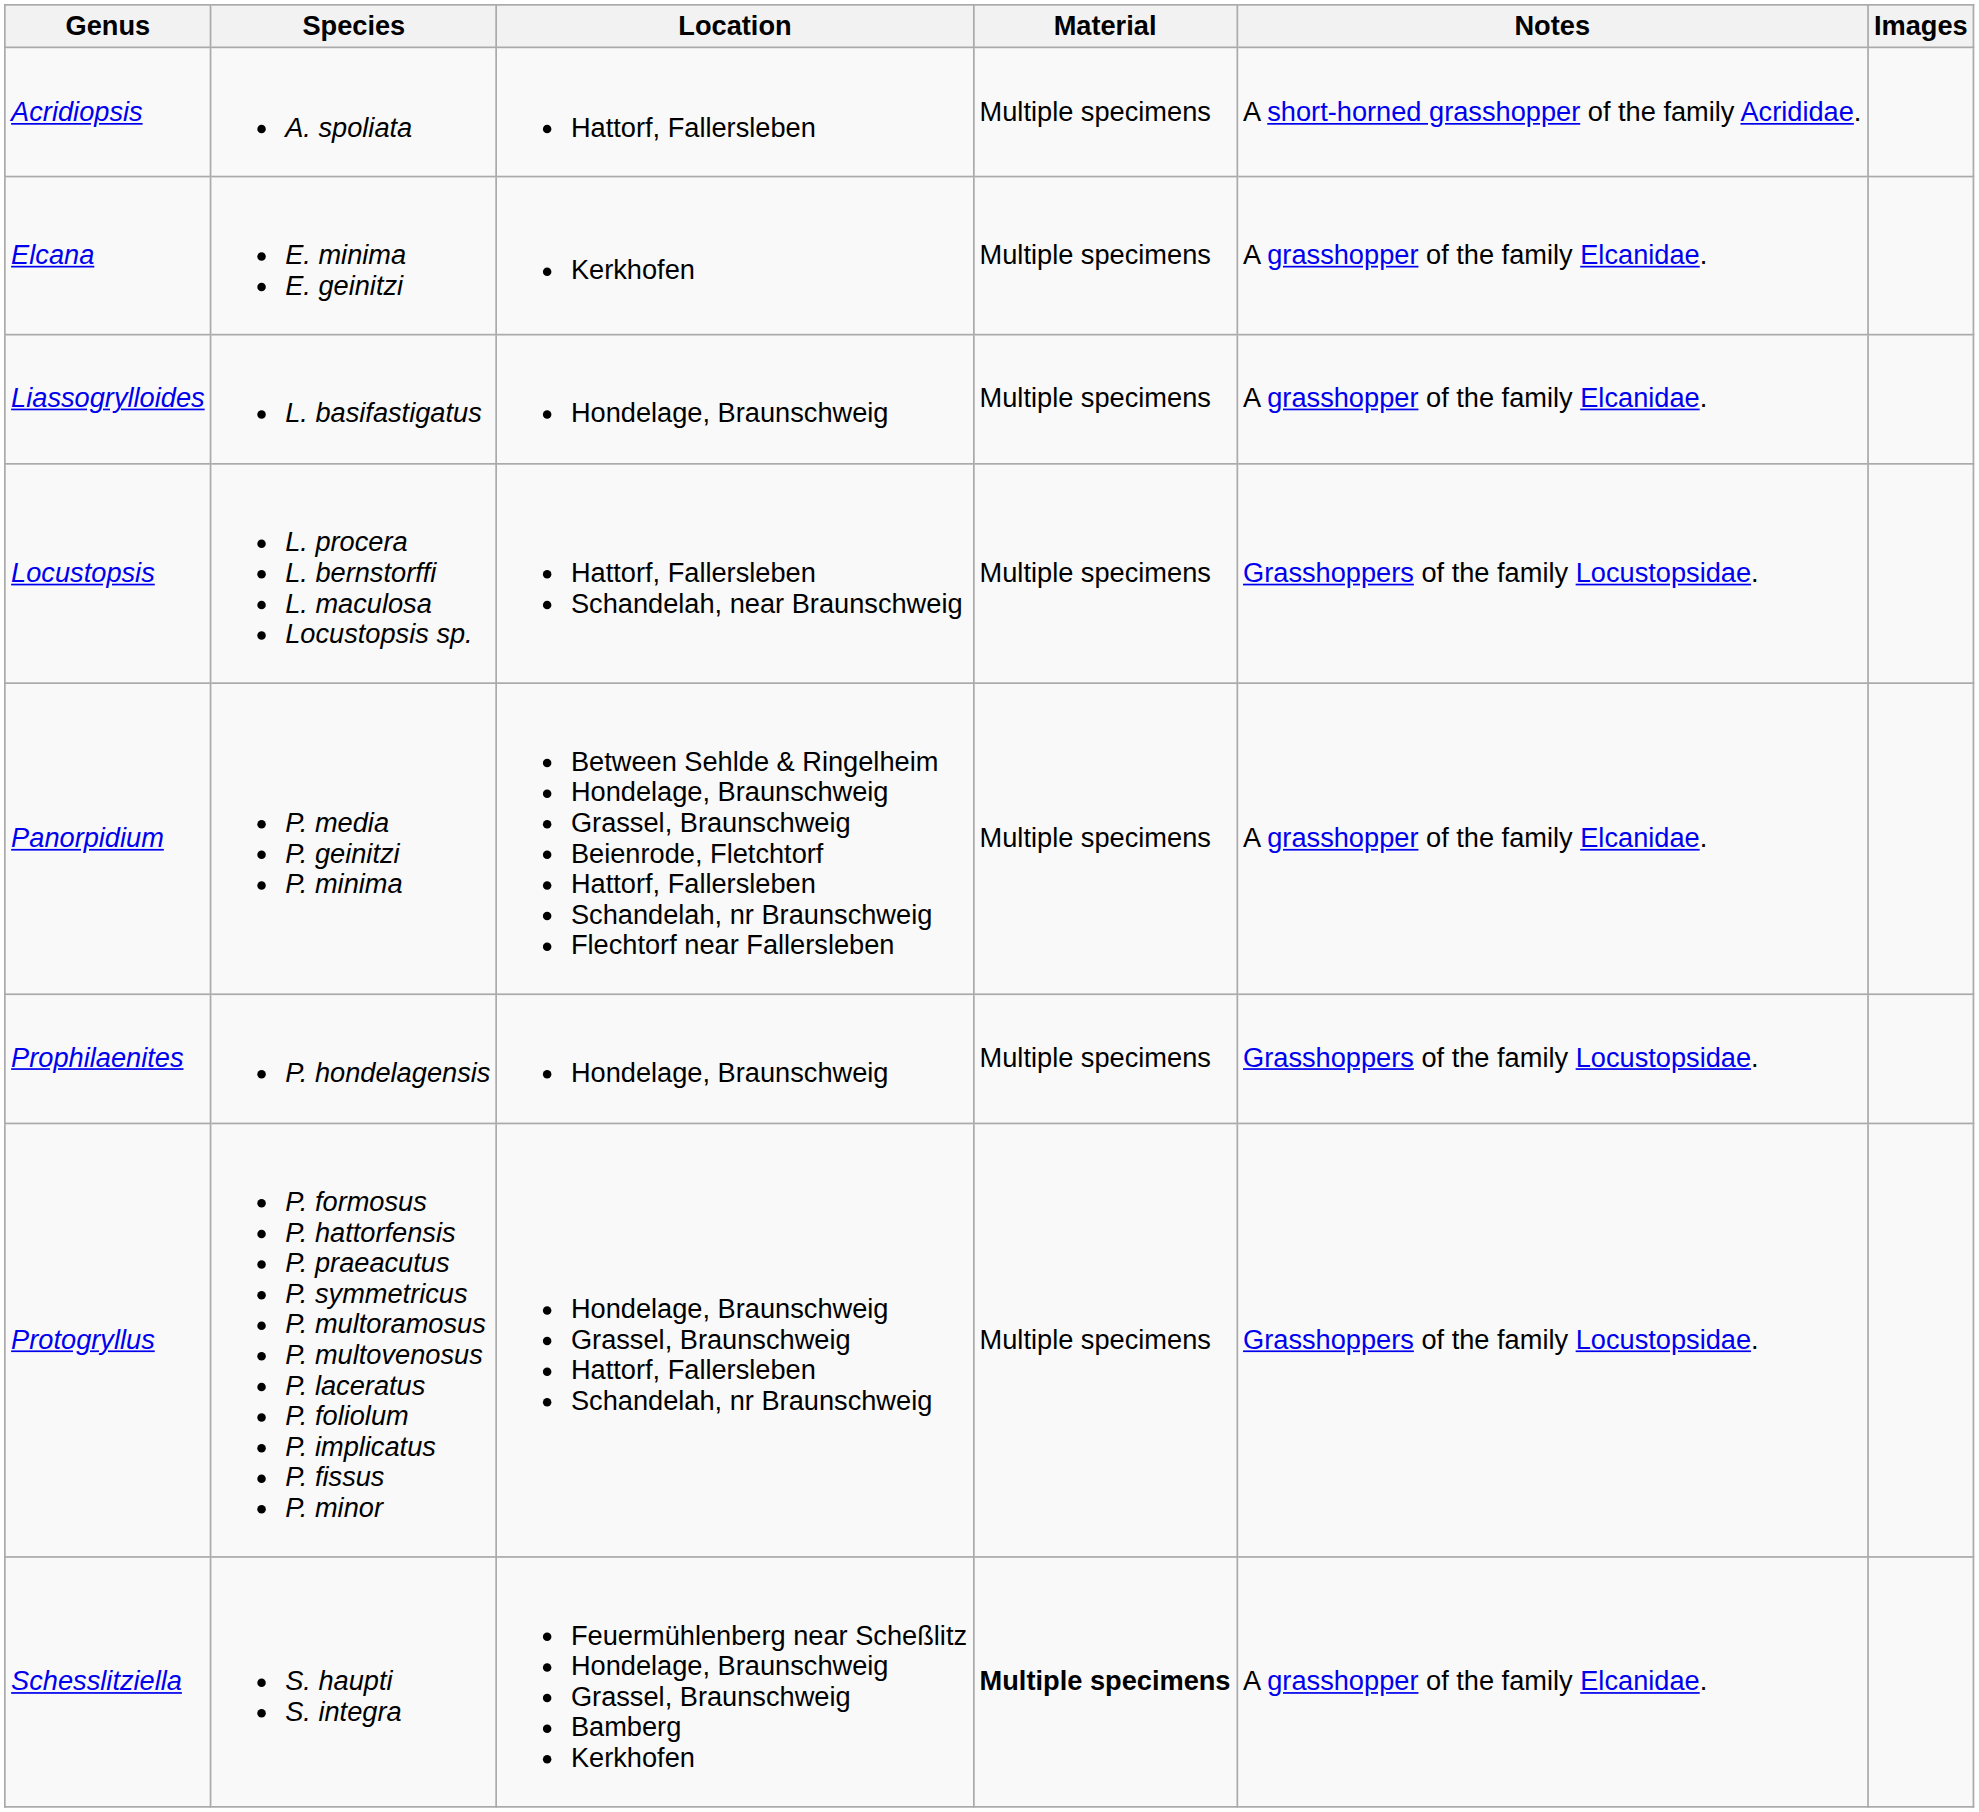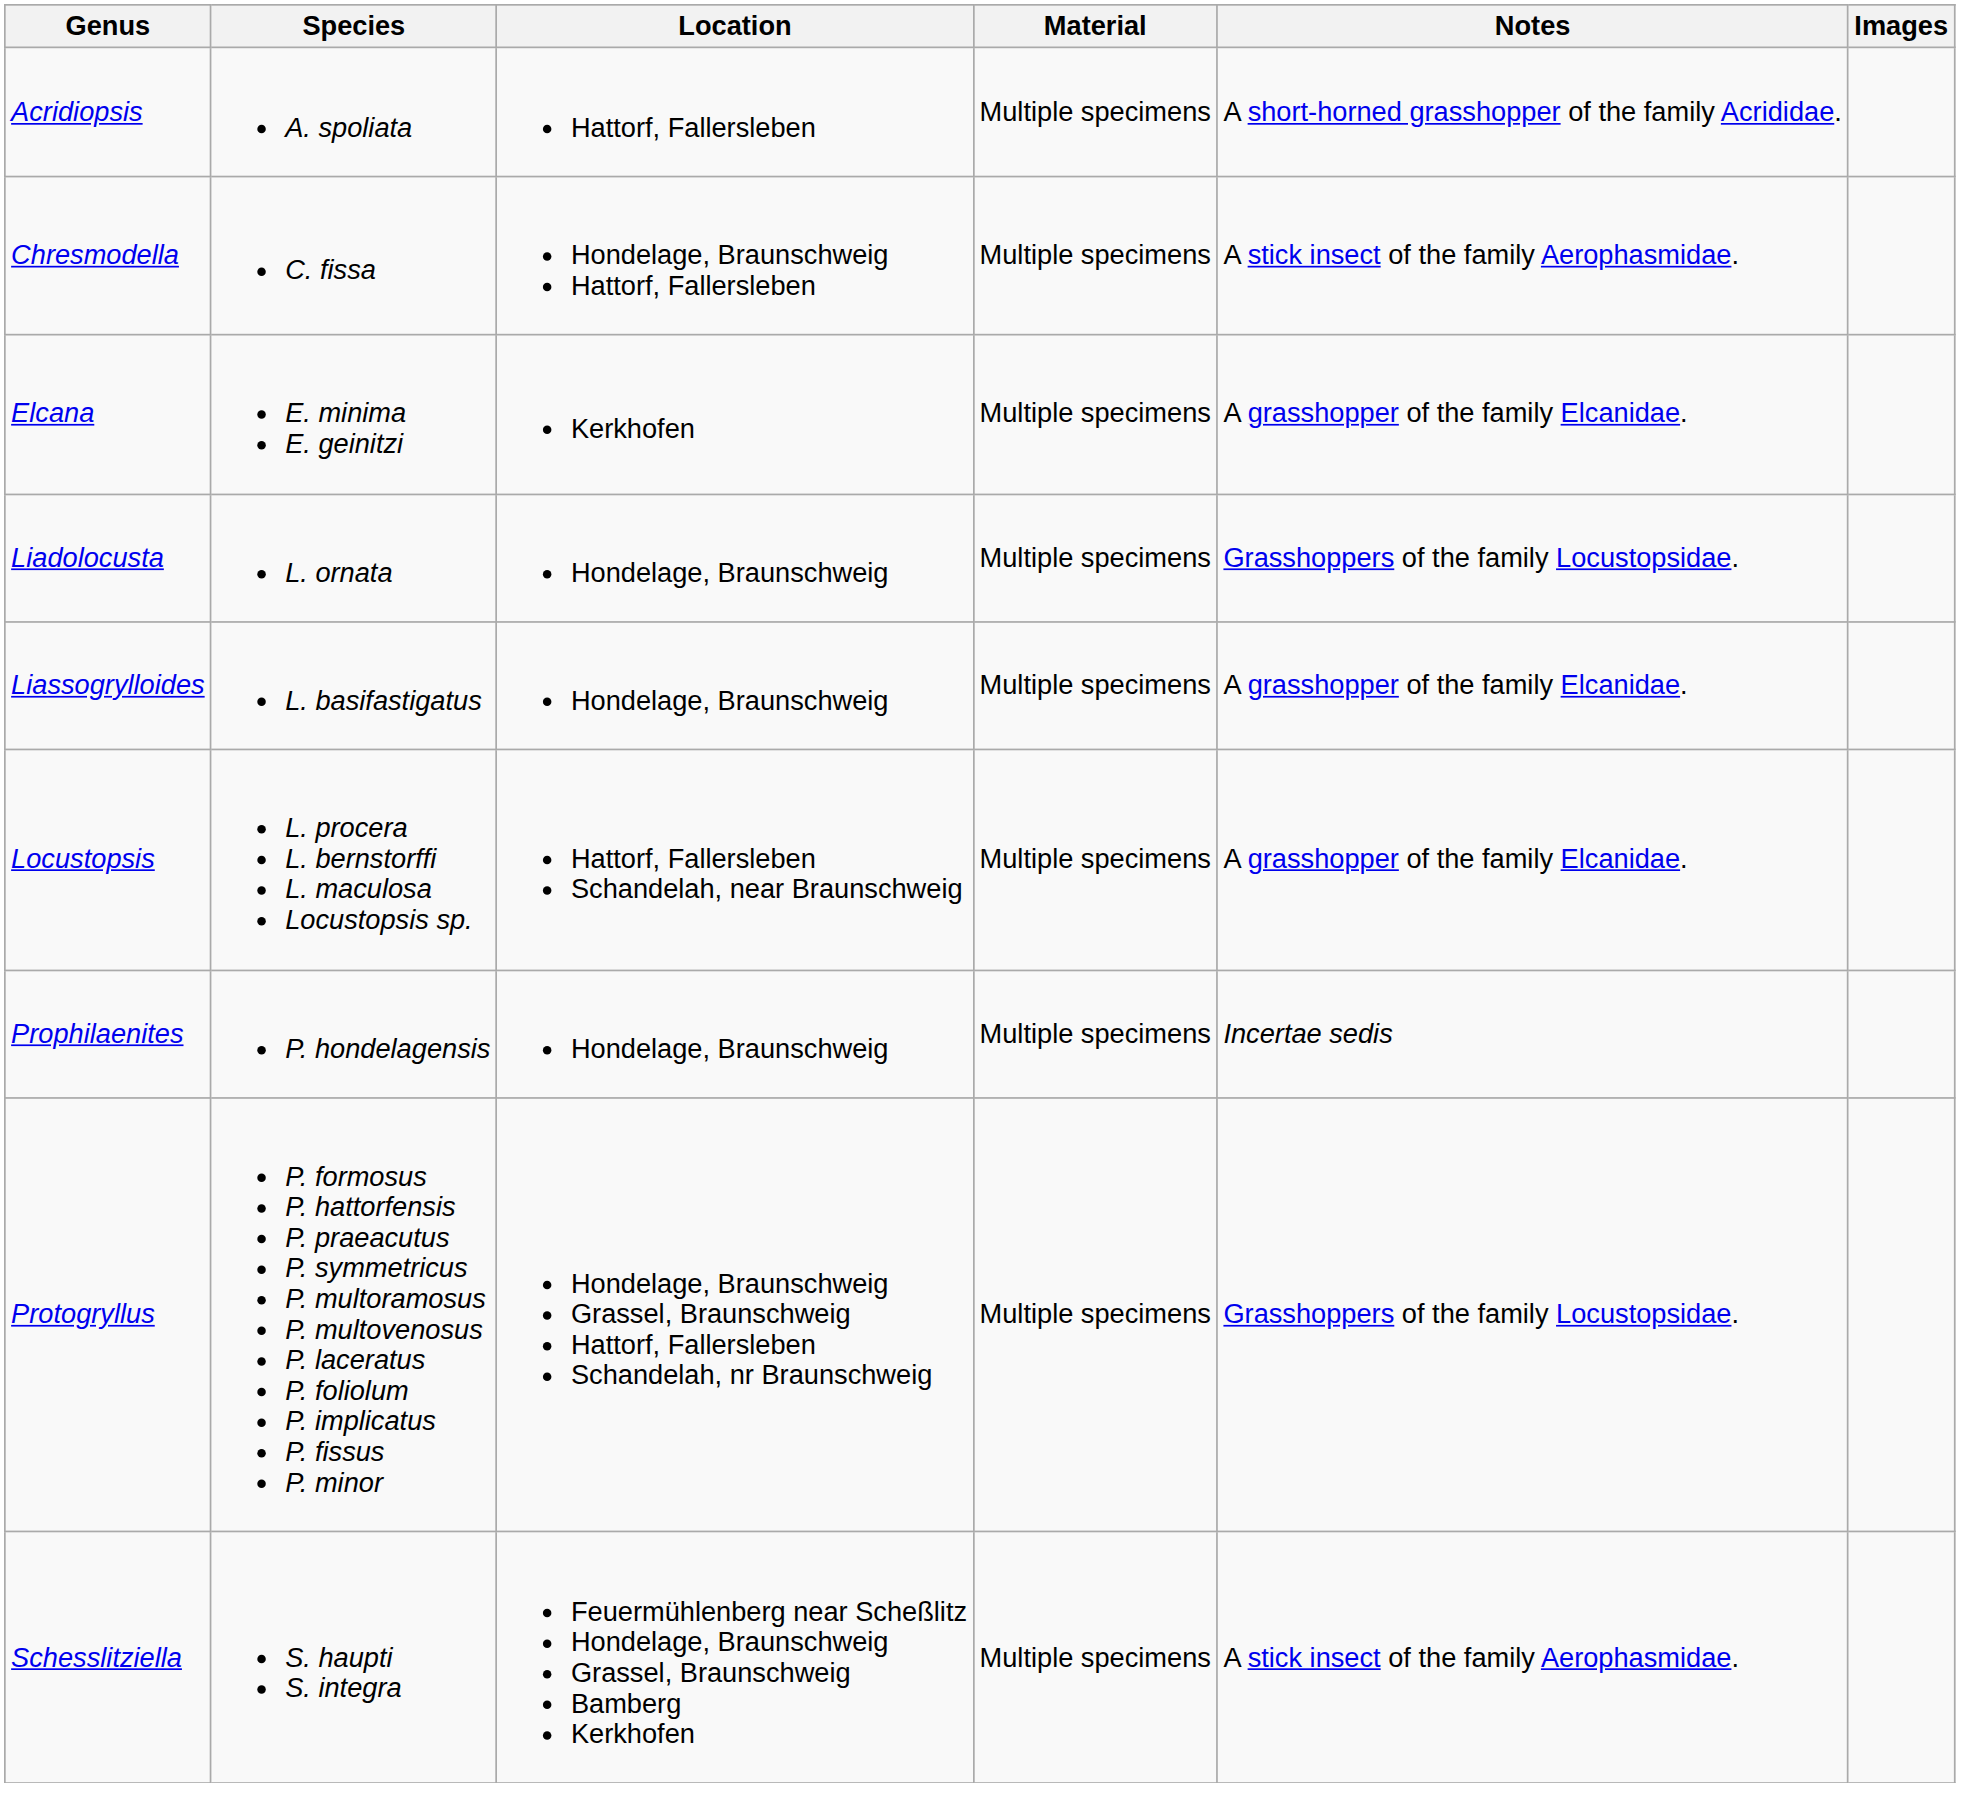+ row: (95, 255)
+ row: (87, 557)
(1501, 572) Grasshoppers of the family Locustopsidae. -> (1456, 859) A grasshopper of the family Elcanidae.
- row: (87, 838)
(1501, 1058) Grasshoppers of the family Locustopsidae. -> (1308, 1033) Incertae sedis
(1105, 1681) bold -> (1095, 1657) normal
(1475, 1681) A grasshopper of the family Elcanidae. -> (1481, 1657) A stick insect of the family Aerophasmidae.
